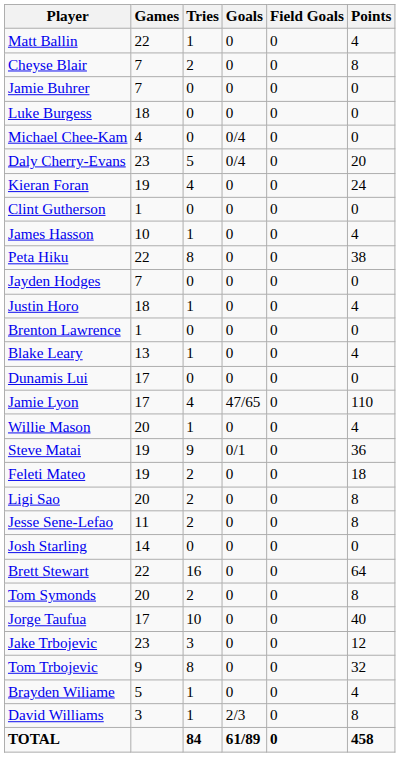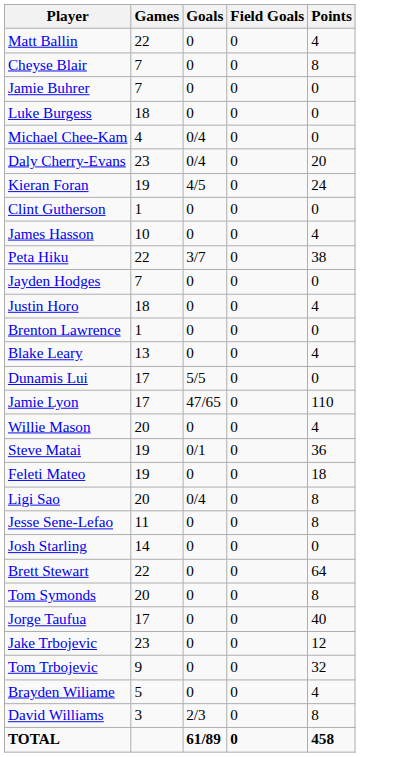- column: (203, 16)
(230, 185) 0 -> (196, 185) 4/5
(230, 257) 0 -> (196, 257) 3/7
(230, 378) 0 -> (196, 378) 5/5
(230, 498) 0 -> (196, 498) 0/4
